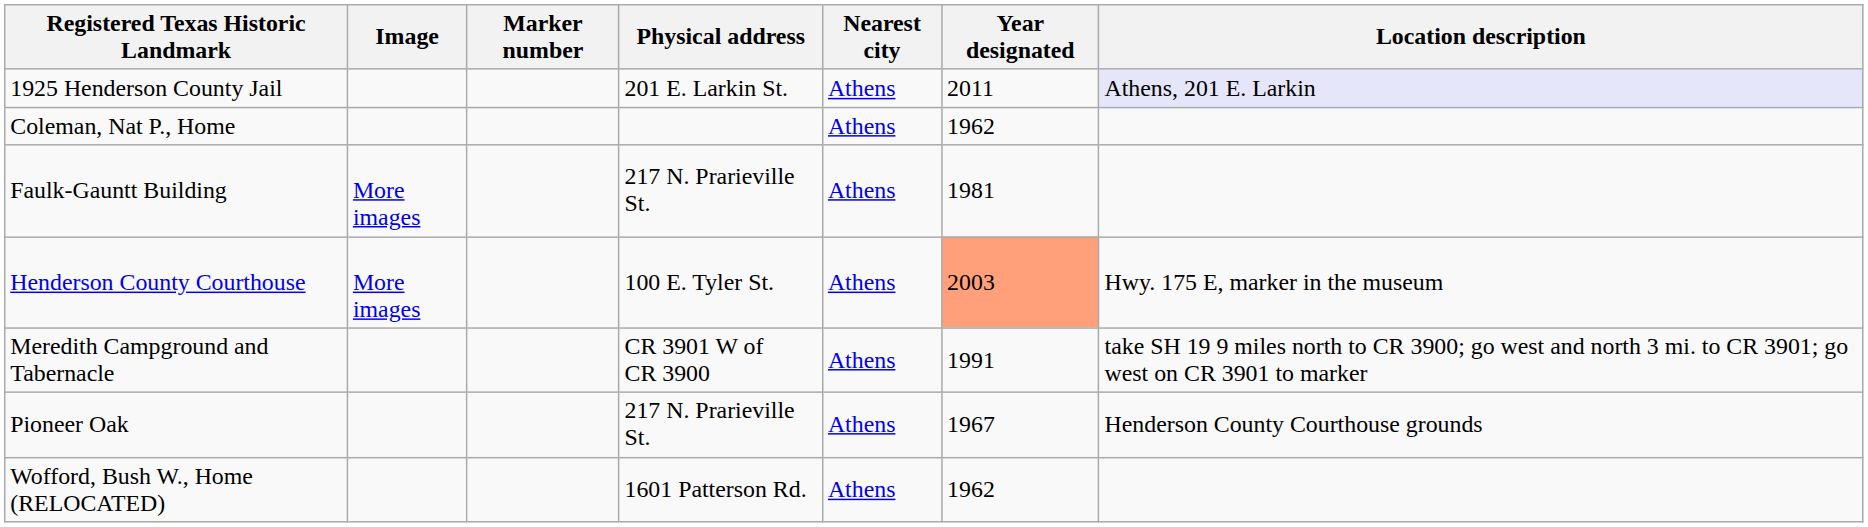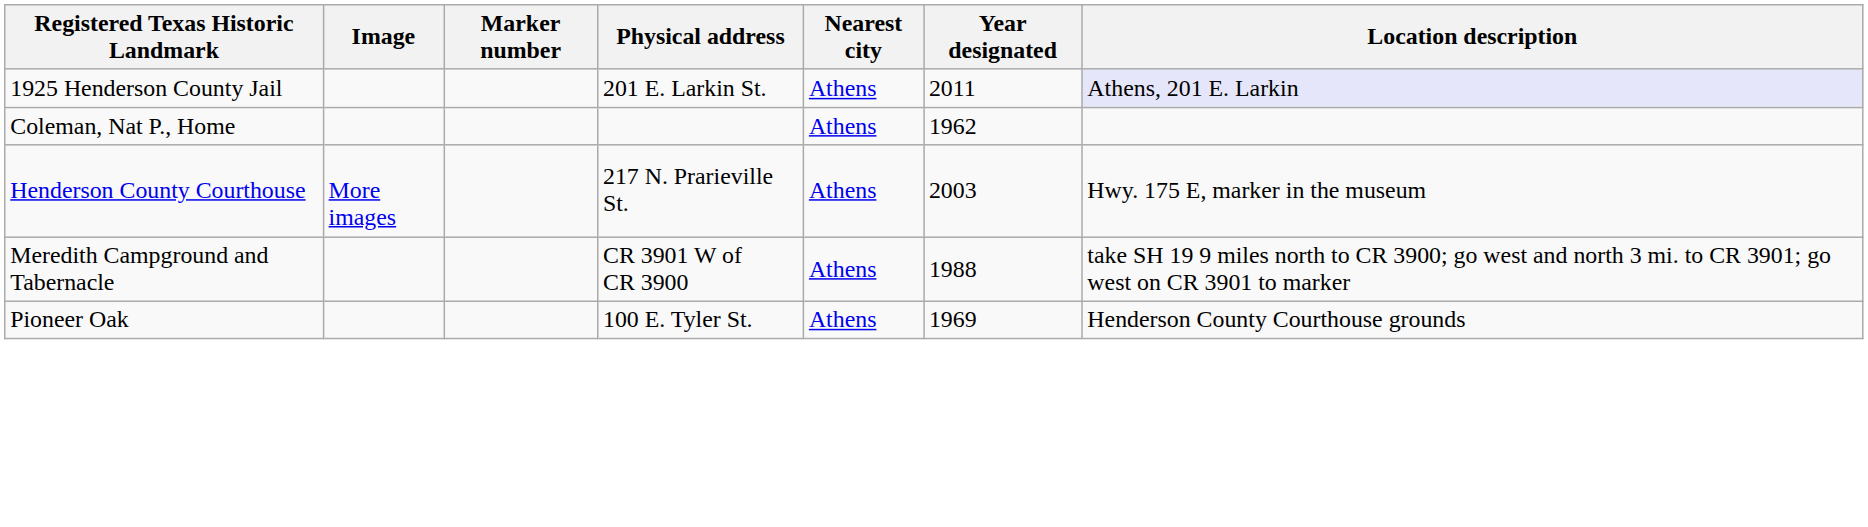- row: (119, 190)
(699, 281) 100 E. Tyler St. -> (688, 190) 217 N. Prarieville St.
(971, 281) lightsalmon background -> (953, 190) no background
(971, 359) 1991 -> (953, 268) 1988
(710, 424) 217 N. Prarieville St. -> (678, 319) 100 E. Tyler St.
(971, 424) 1967 -> (953, 319) 1969
- row: (132, 489)
